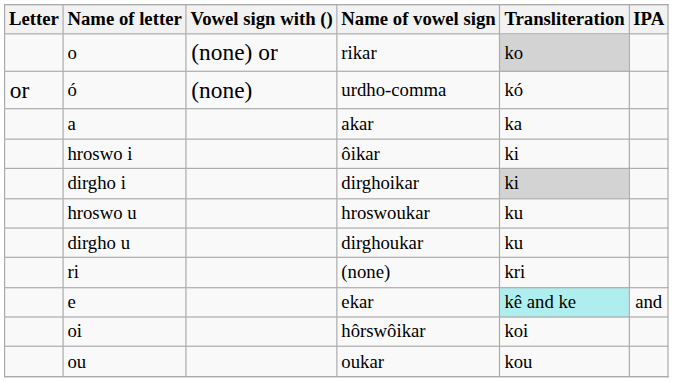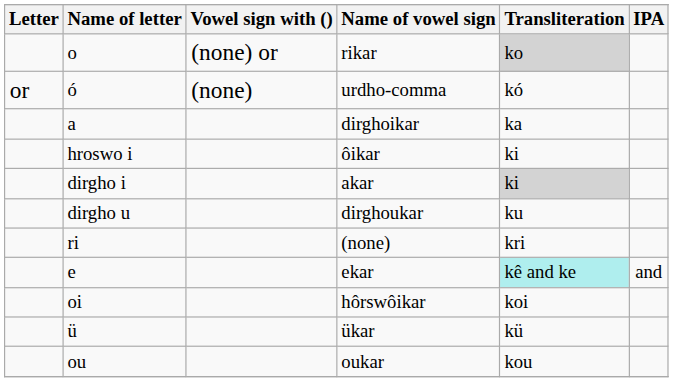(357, 123) akar -> (380, 123) dirghoikar
(380, 183) dirghoikar -> (357, 183) akar
- row: (102, 212)
+ row: (72, 331)
